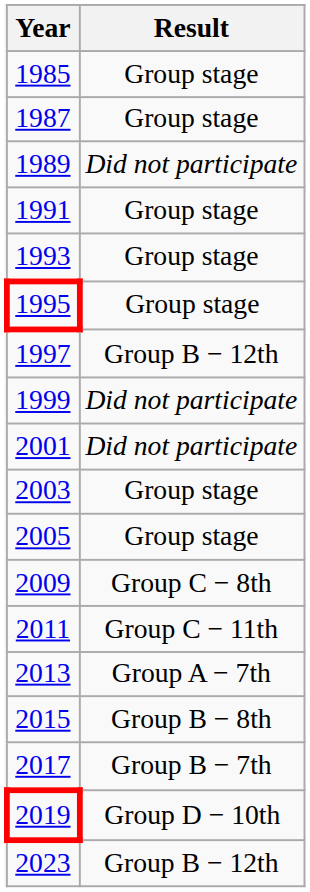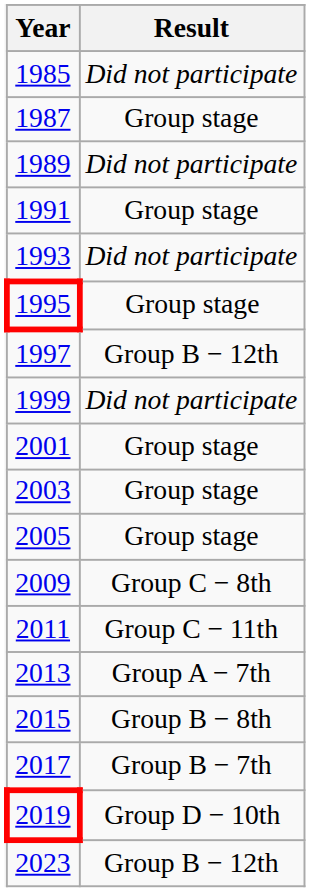(191, 73) Group stage -> (191, 73) Did not participate
(191, 256) Group stage -> (191, 256) Did not participate
(191, 445) Did not participate -> (191, 445) Group stage
